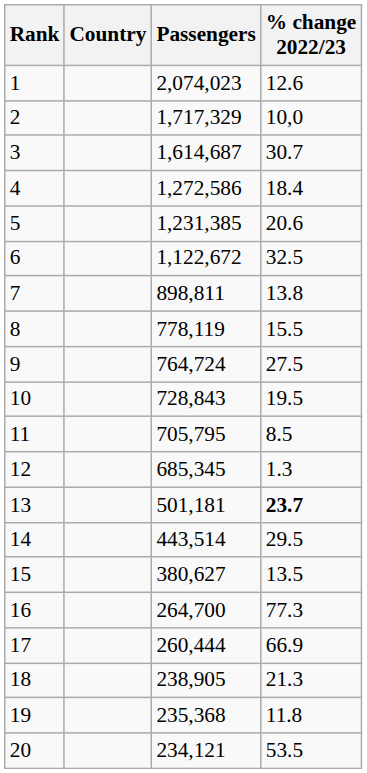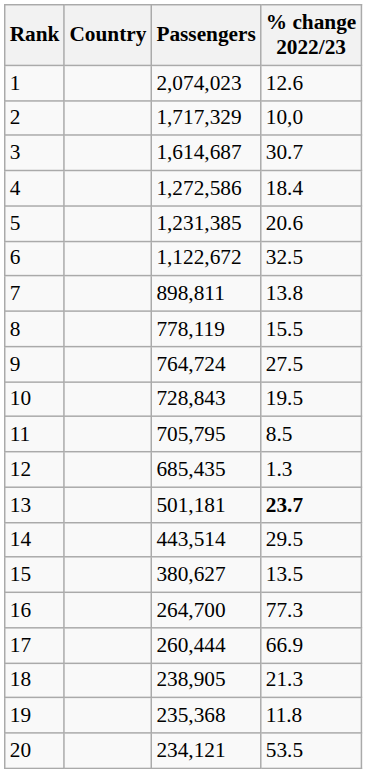(191, 469) 685,345 -> (191, 469) 685,435
